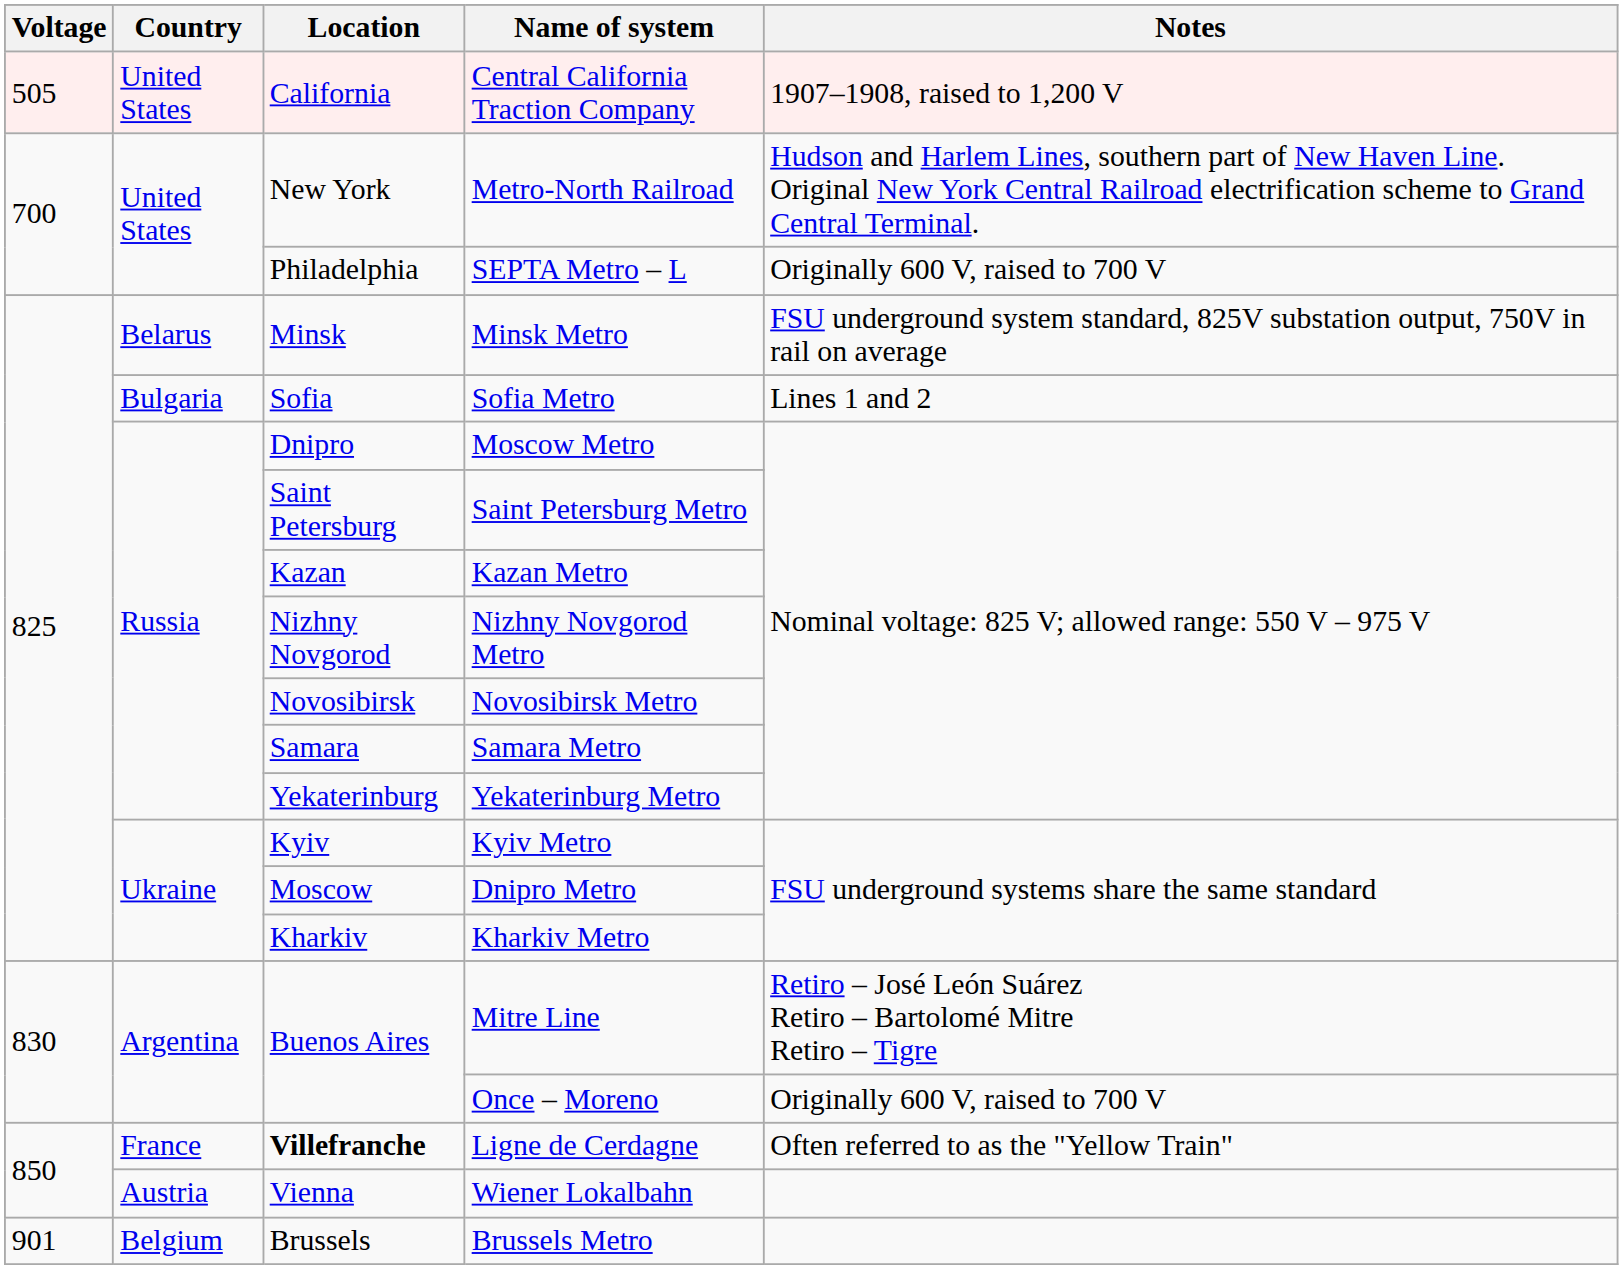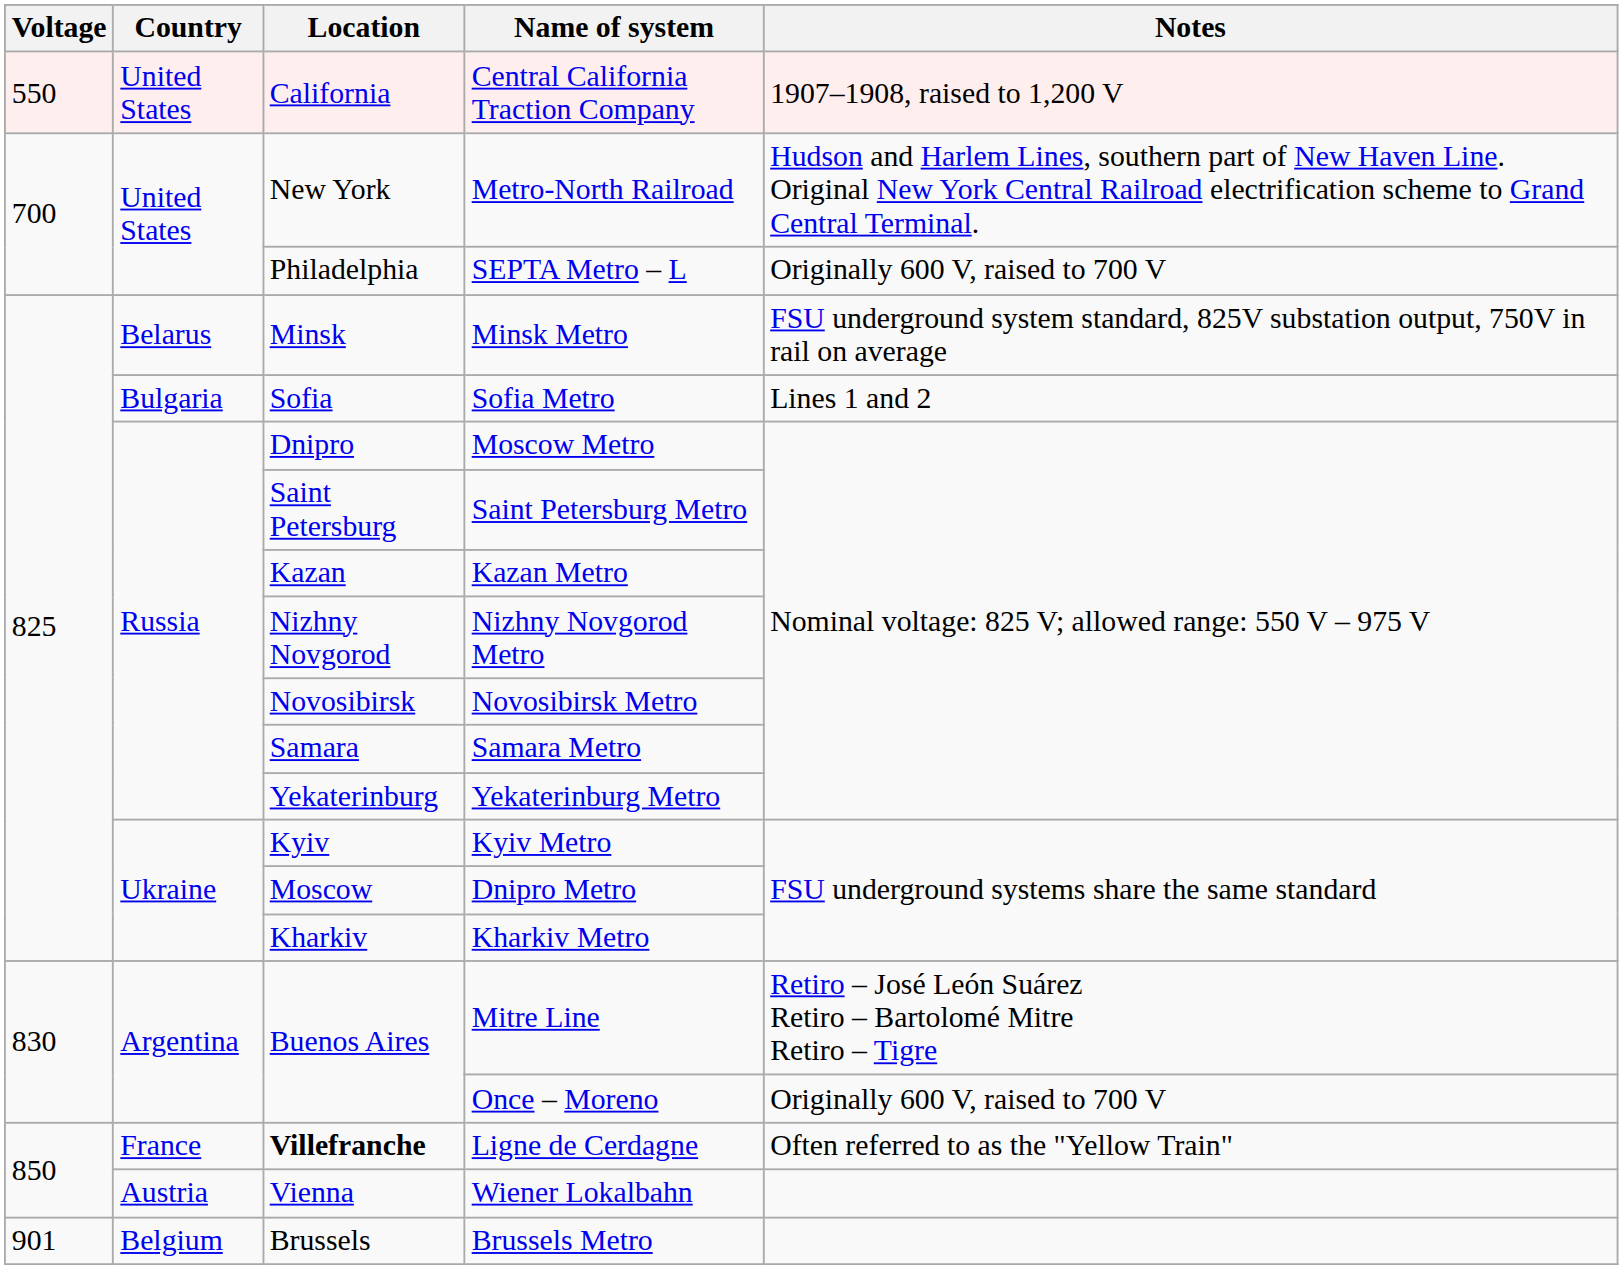(34, 92) 505 -> (34, 92) 550
